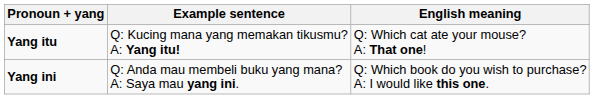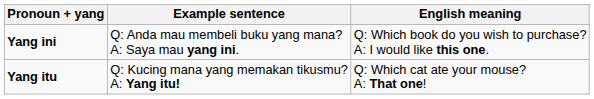rows swapped: (32, 76) <-> (32, 42)
